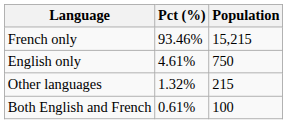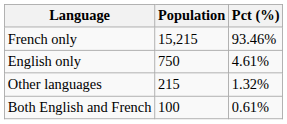columns swapped: (246, 15) <-> (182, 15)
